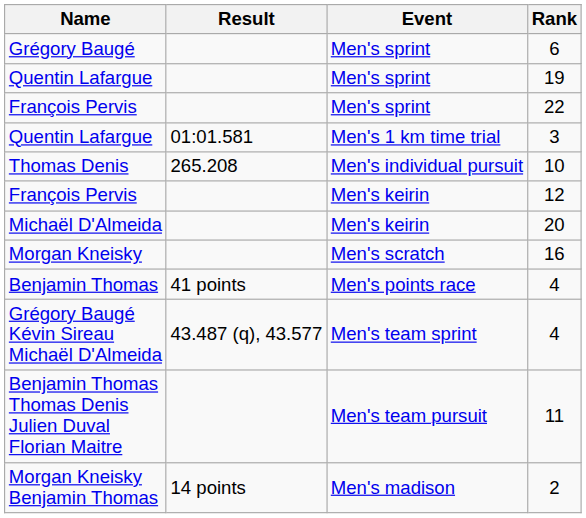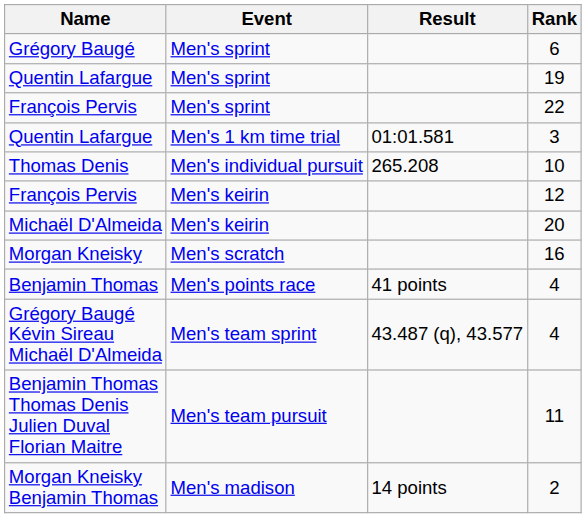columns swapped: (427, 19) <-> (246, 19)
